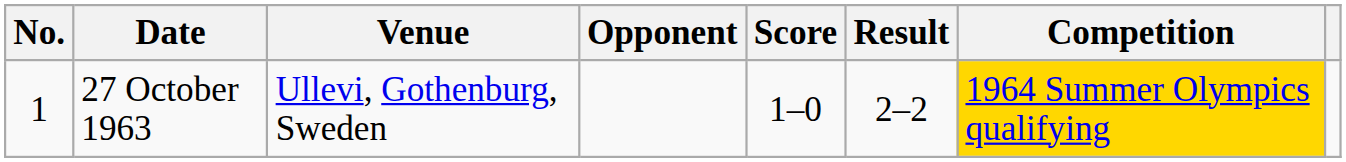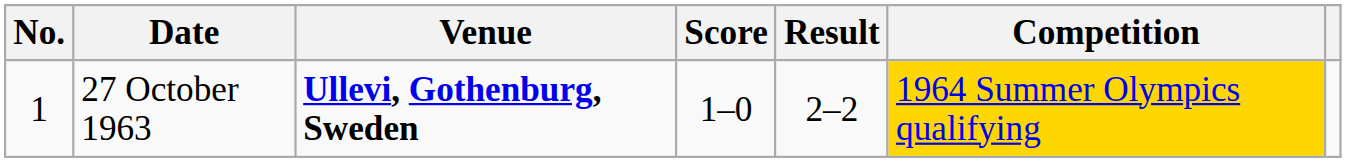- column: (662, 32)
(417, 108) normal -> (452, 108) bold
